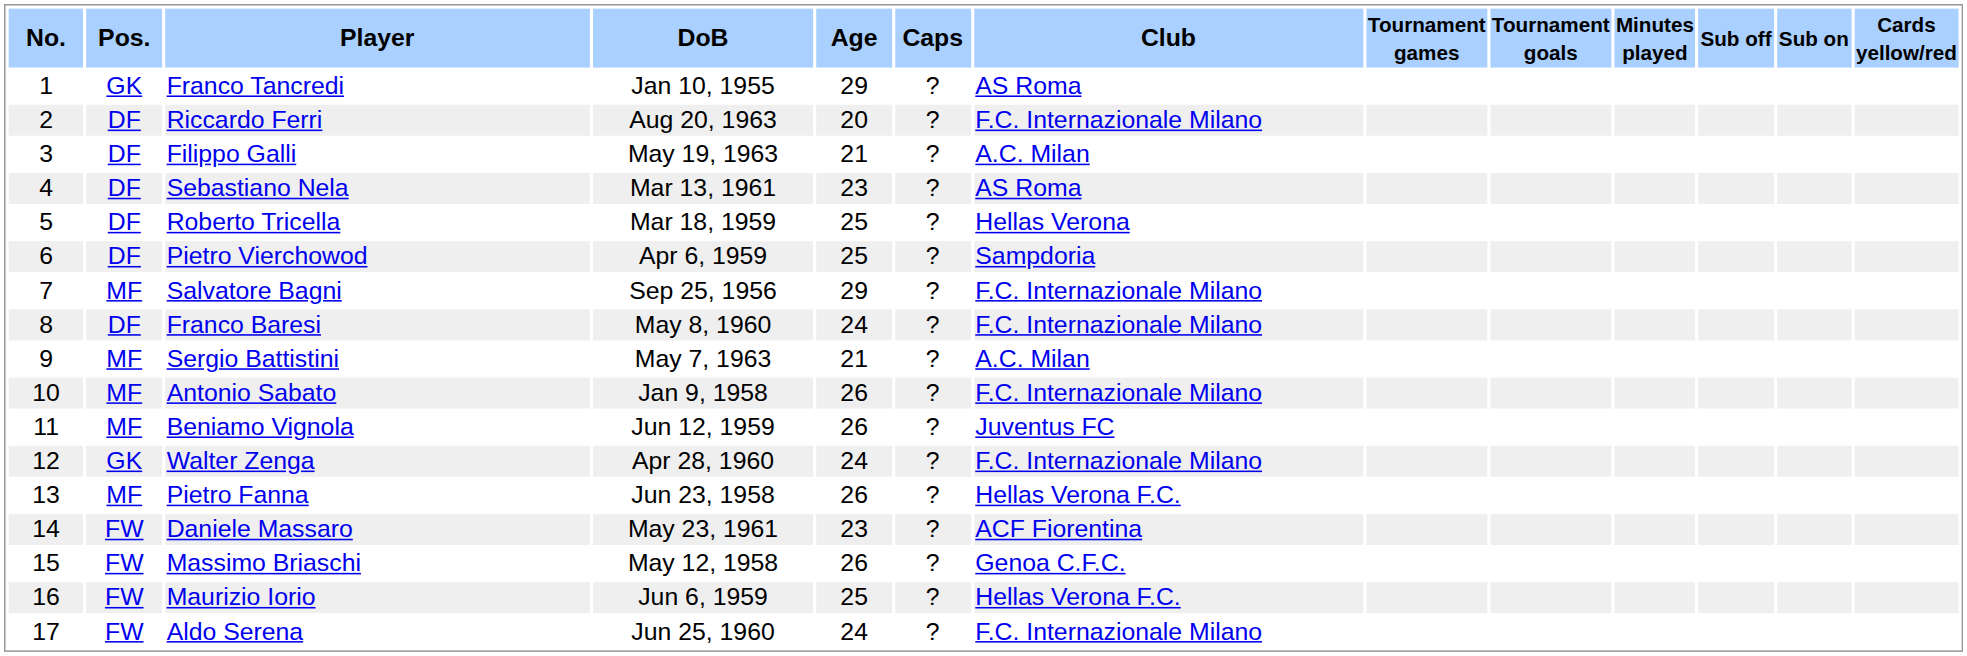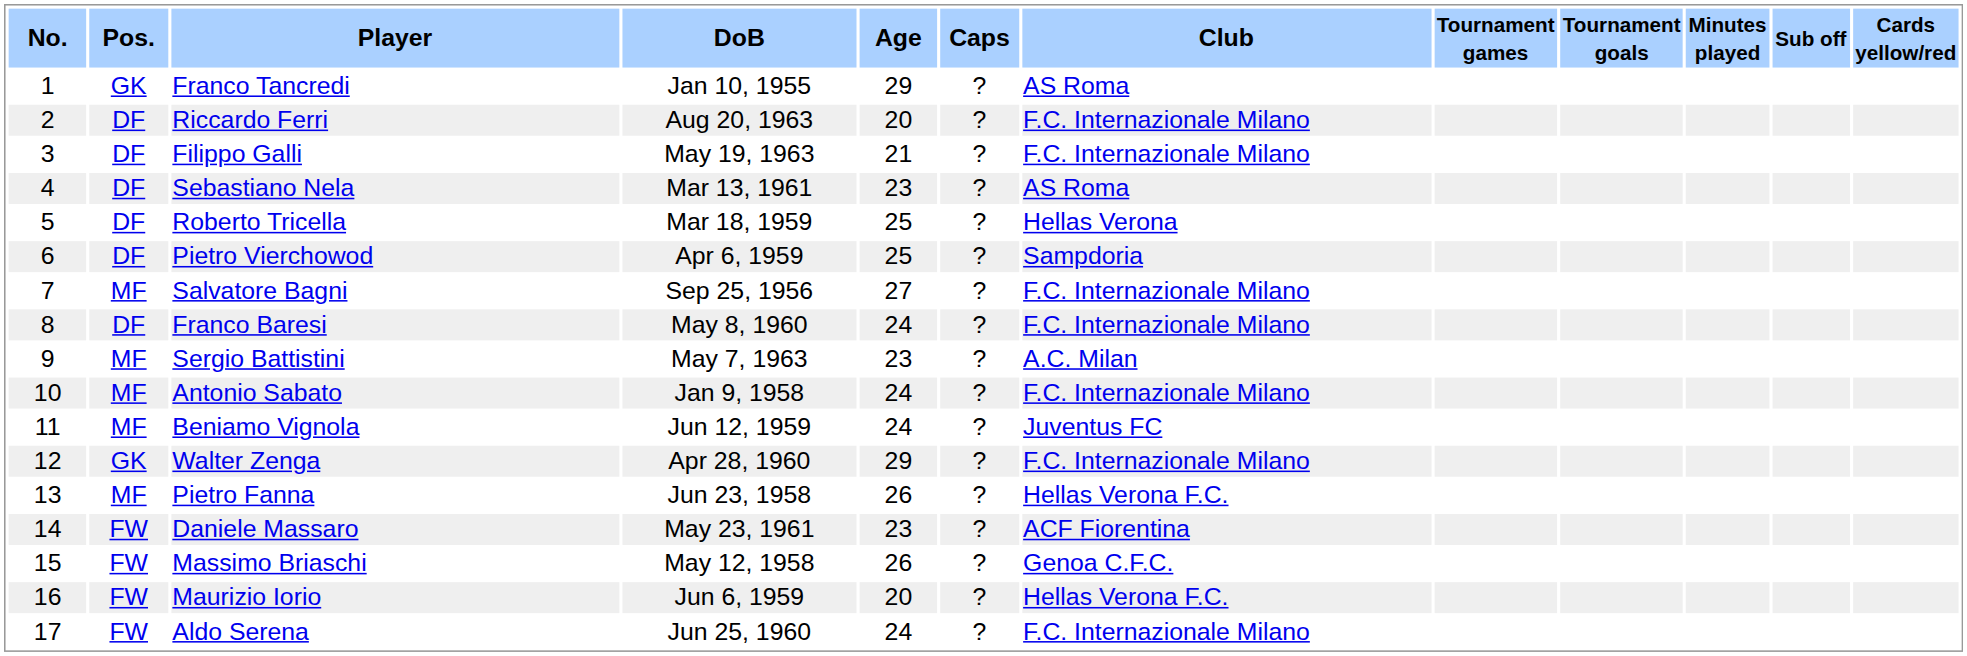- column: (1814, 39)
(1033, 154) A.C. Milan -> (1166, 154) F.C. Internazionale Milano
(854, 290) 29 -> (898, 290) 27
(854, 358) 21 -> (898, 358) 23
(854, 392) 26 -> (898, 392) 24
(854, 426) 26 -> (898, 426) 24
(854, 460) 24 -> (898, 460) 29
(854, 597) 25 -> (898, 597) 20
